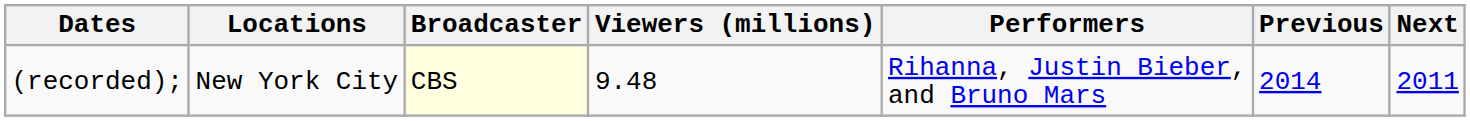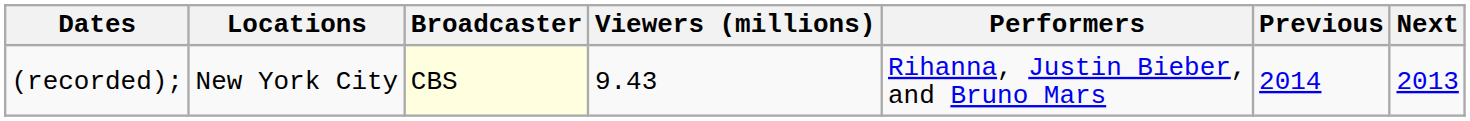(626, 81) 9.48 -> (626, 81) 9.43
(1428, 81) 2011 -> (1428, 81) 2013
